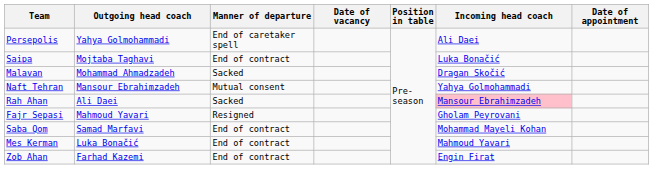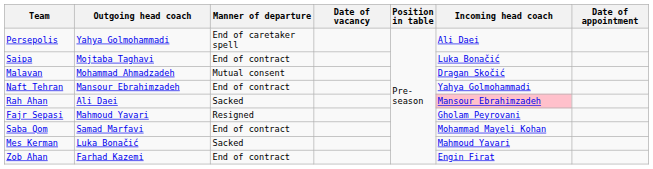(228, 73) Sacked -> (249, 73) Mutual consent
(249, 87) Mutual consent -> (251, 87) End of contract
(251, 143) End of contract -> (228, 143) Sacked
